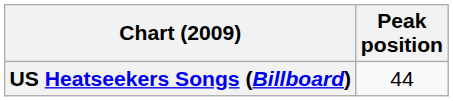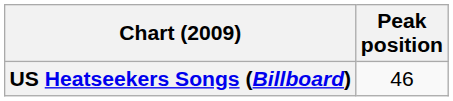(402, 78) 44 -> (402, 78) 46
